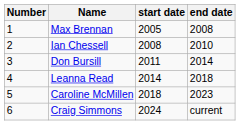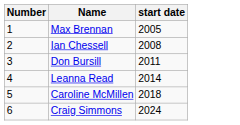- column: (211, 12)
